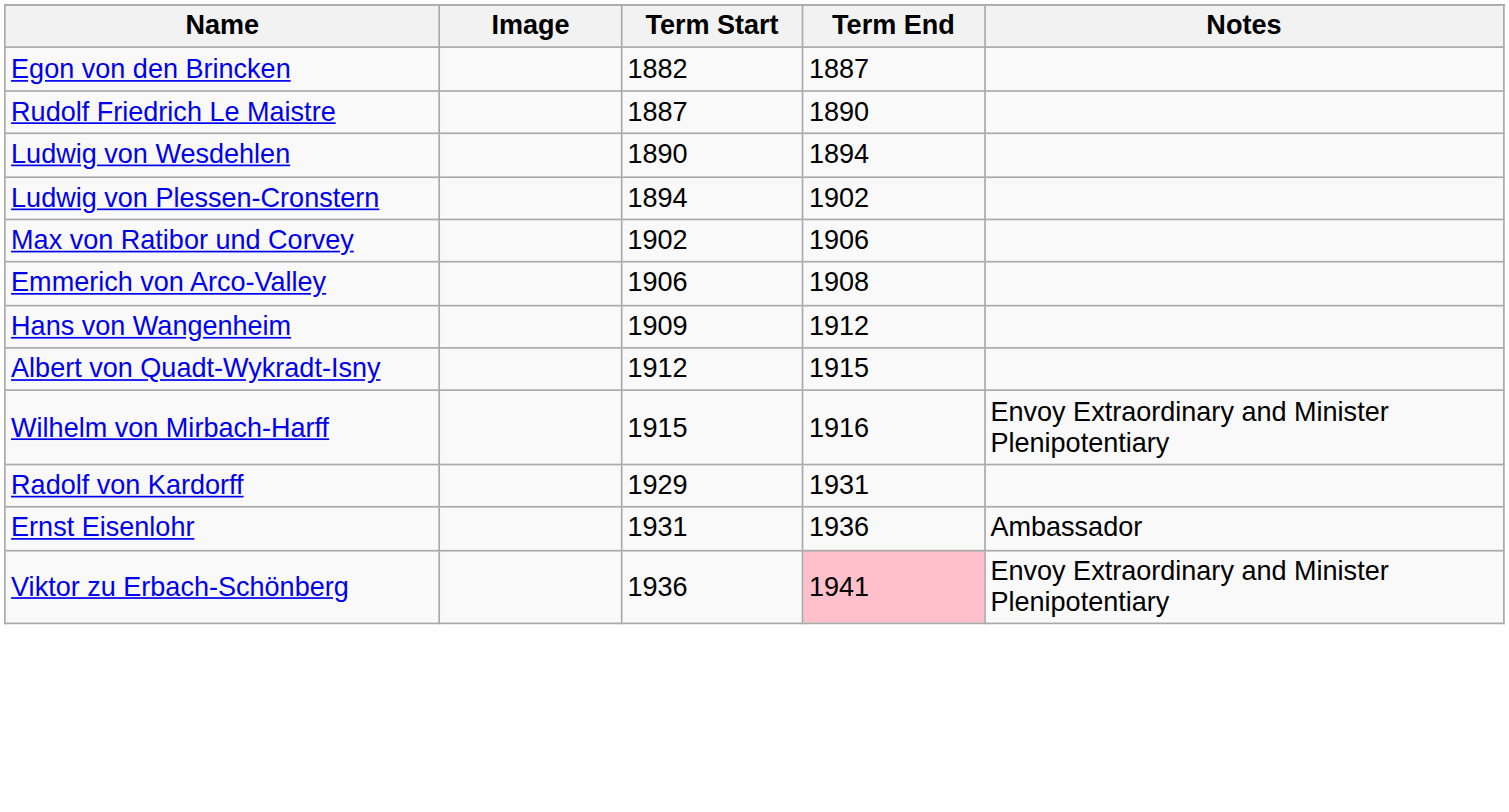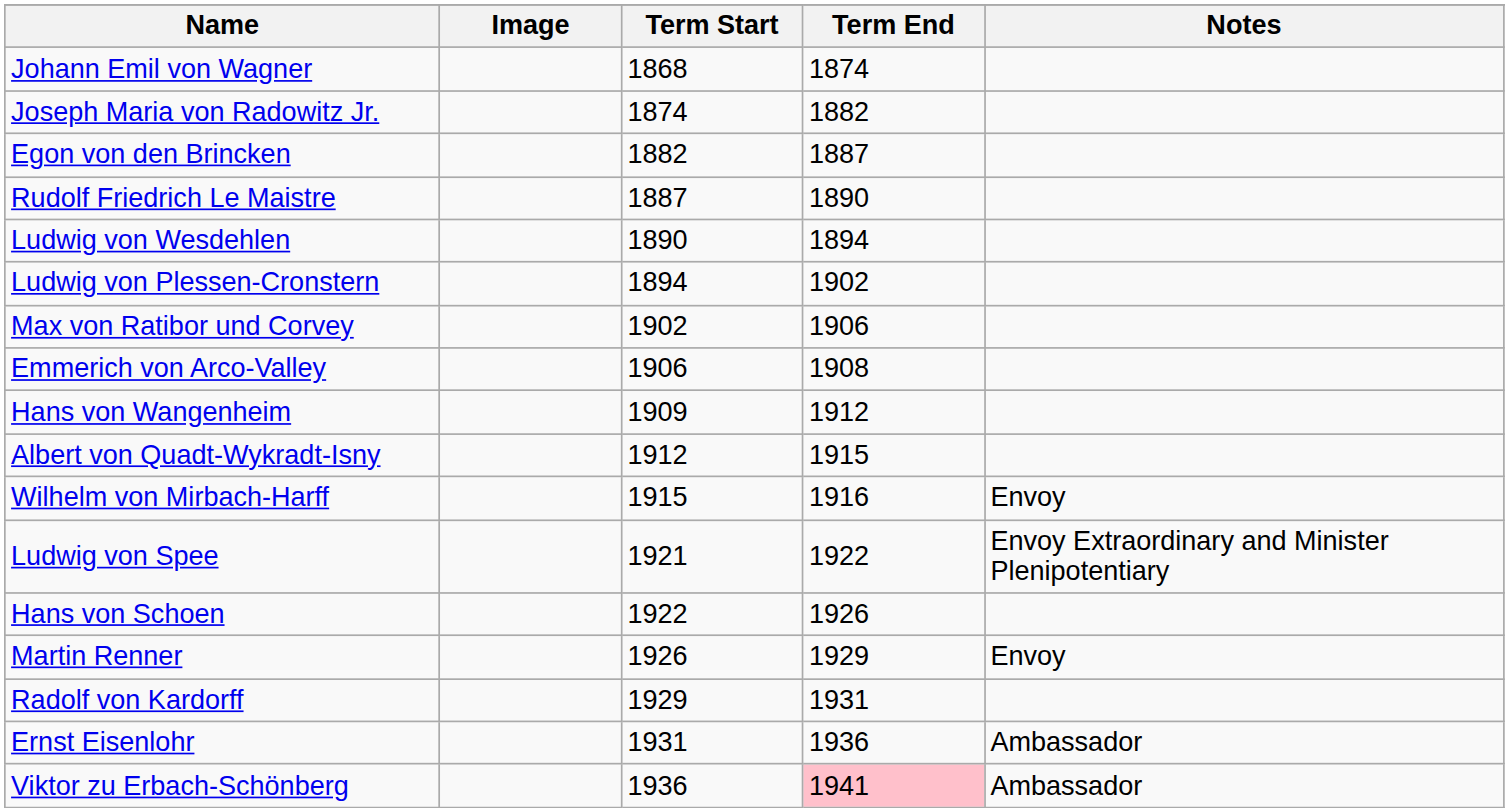+ row: (162, 68)
+ row: (195, 111)
(1190, 427) Envoy Extraordinary and Minister Plenipotentiary -> (1028, 497) Envoy
+ row: (115, 555)
+ row: (118, 613)
+ row: (97, 656)
(1190, 586) Envoy Extraordinary and Minister Plenipotentiary -> (1066, 785) Ambassador
